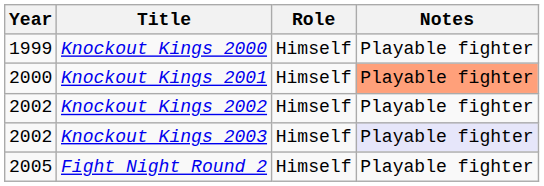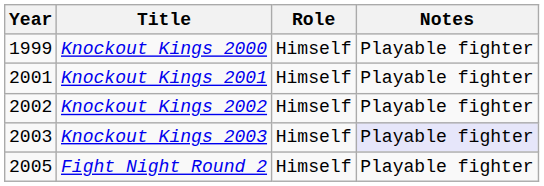(31, 78) 2000 -> (31, 78) 2001
(447, 78) lightsalmon background -> (447, 78) no background
(31, 137) 2002 -> (31, 137) 2003
